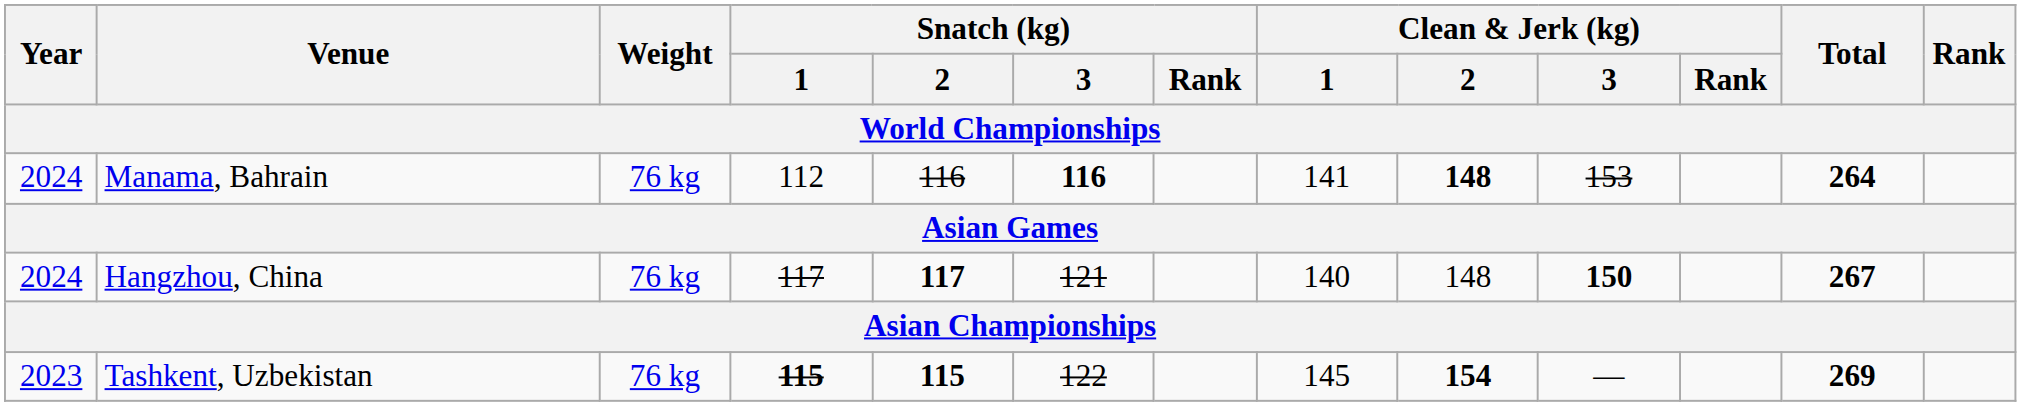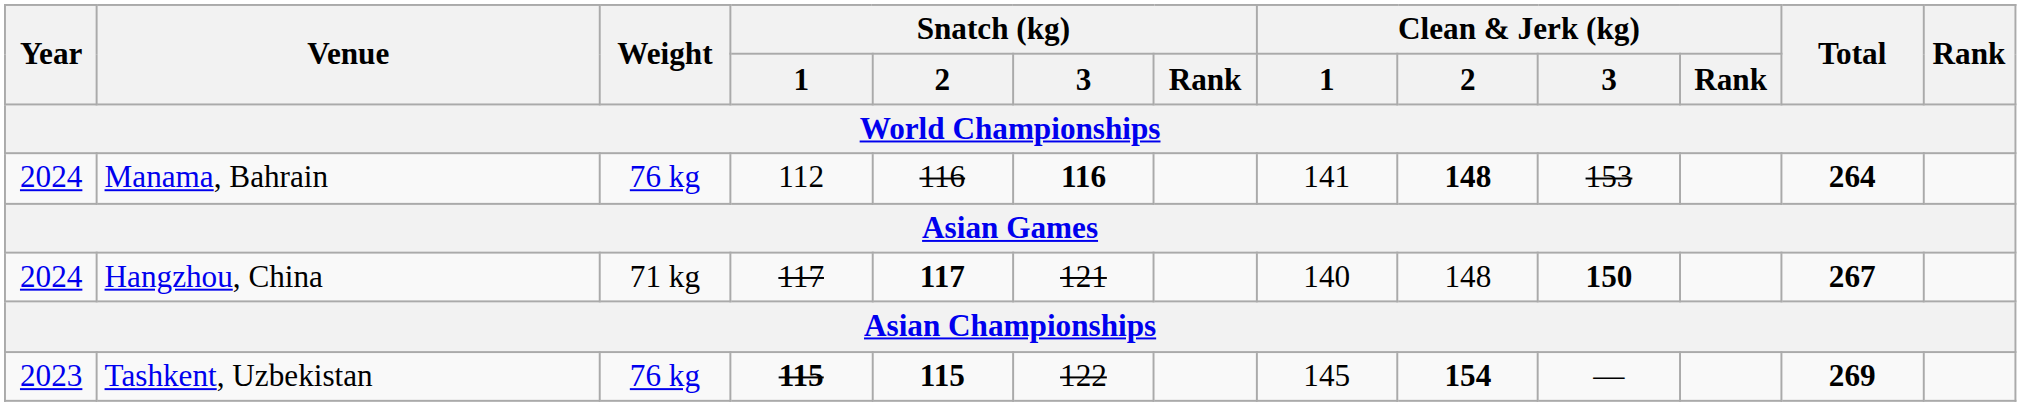(665, 276) 76 kg -> (665, 276) 71 kg
